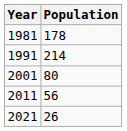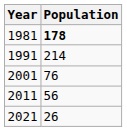(55, 35) normal -> (55, 35) bold
(51, 76) 80 -> (51, 76) 76
